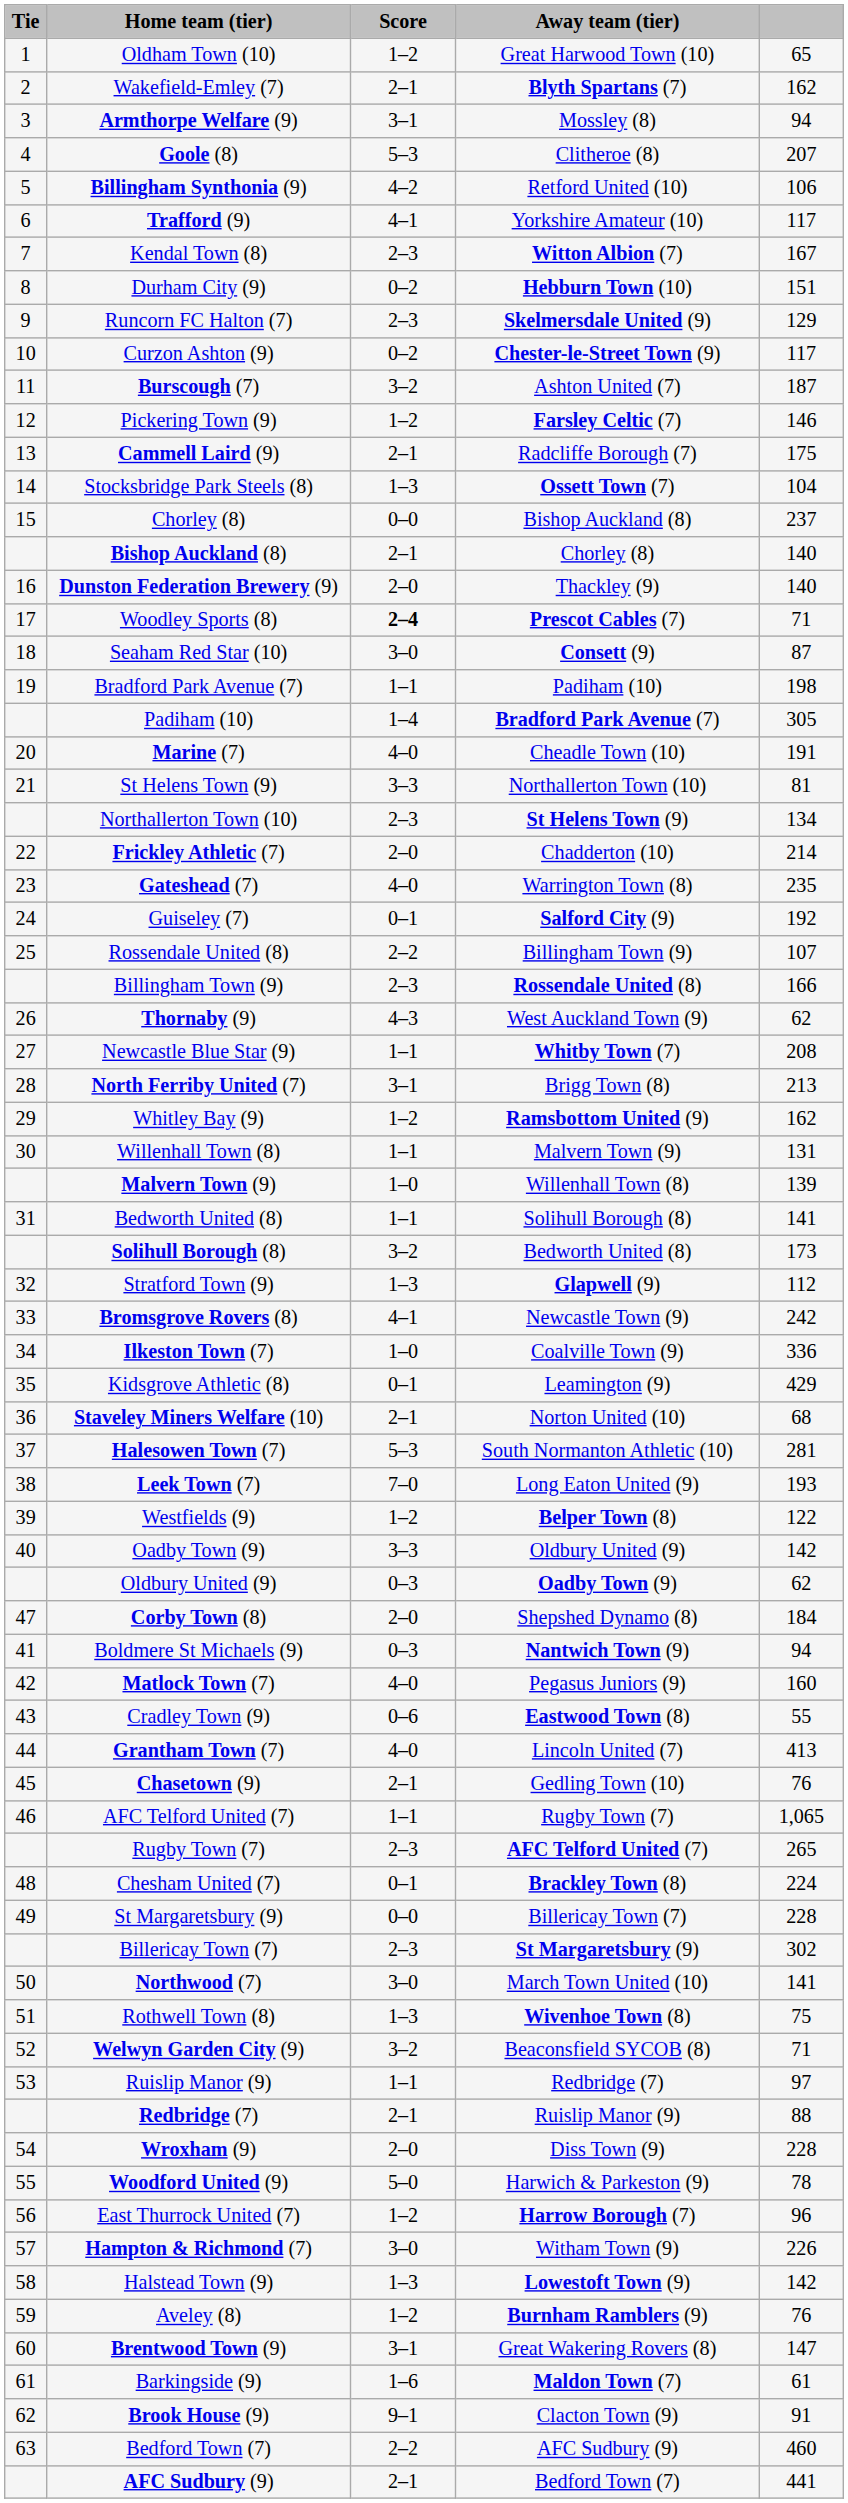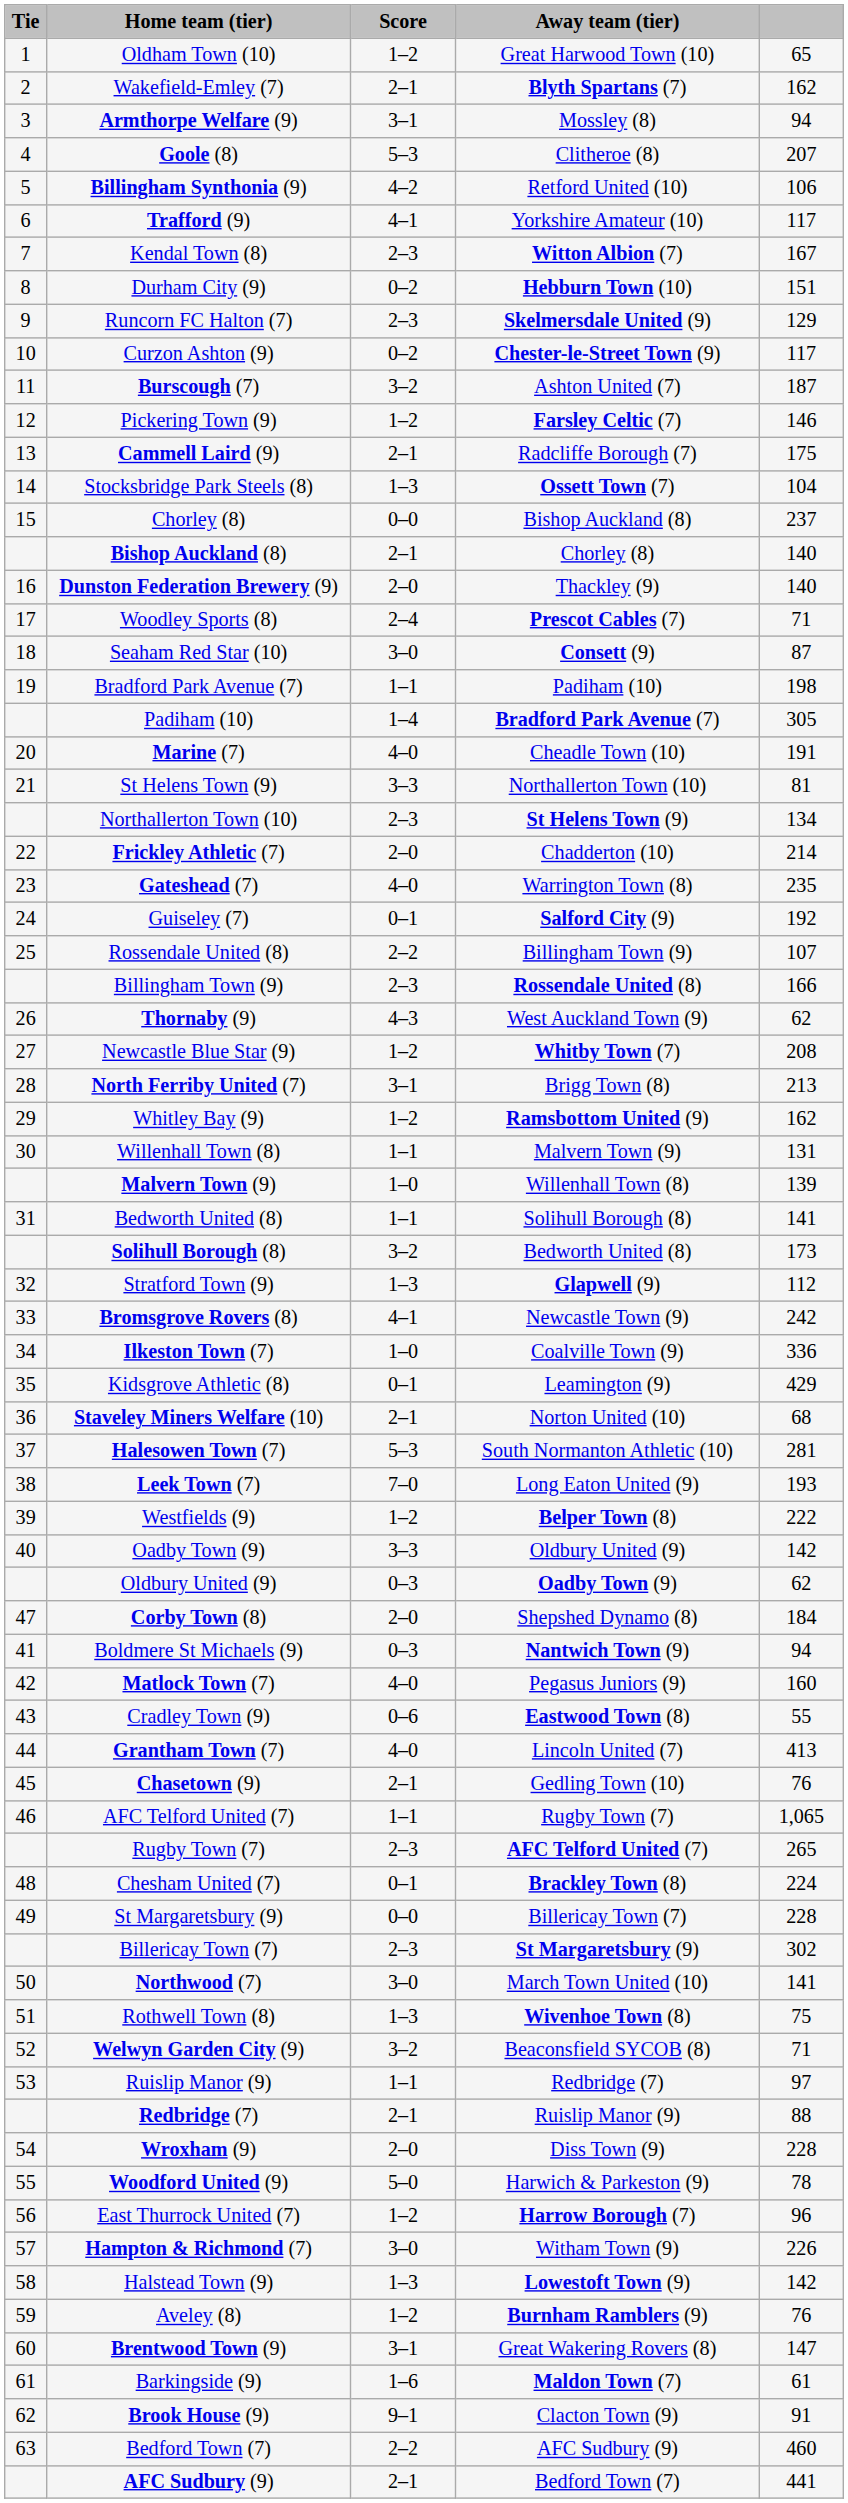(403, 620) bold -> (403, 620) normal
(403, 1052) 1–1 -> (403, 1052) 1–2
(801, 1517) 122 -> (801, 1517) 222
